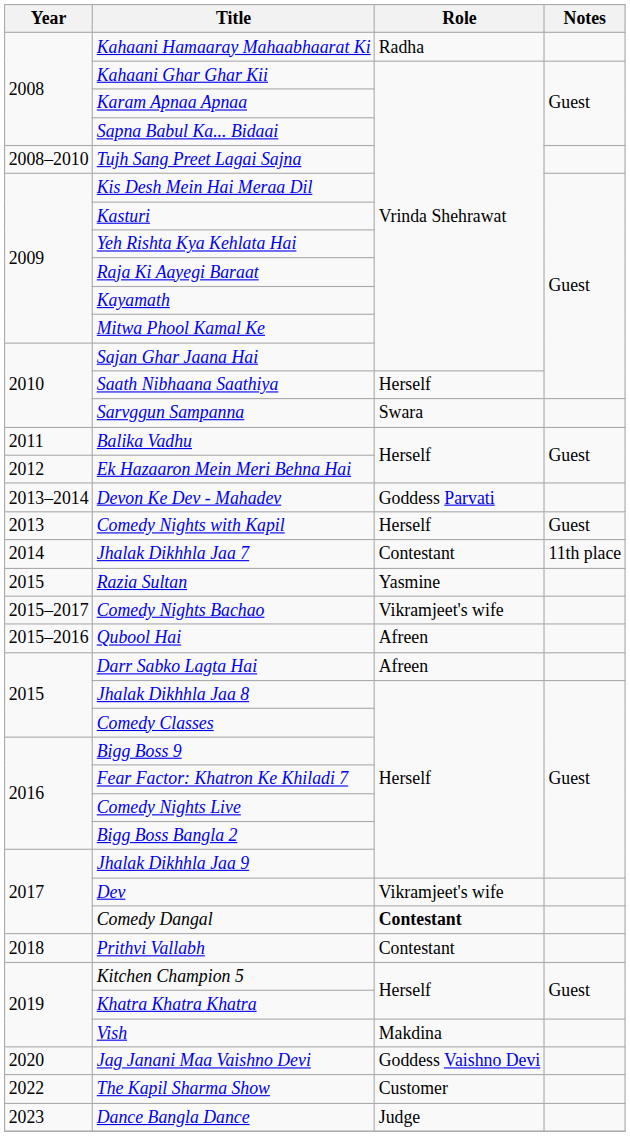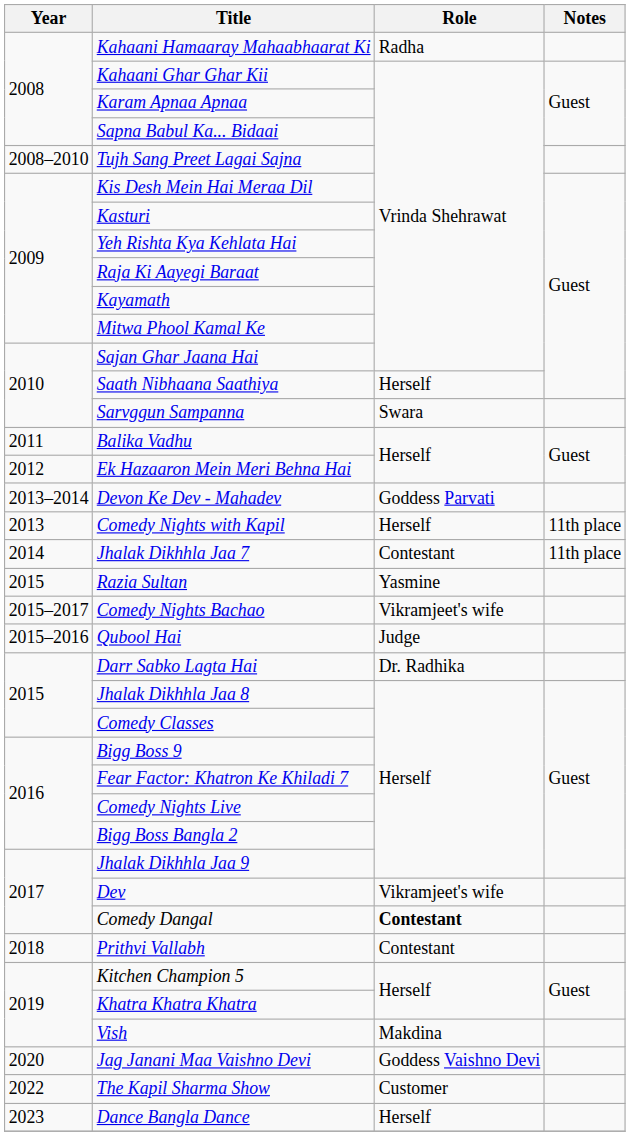(569, 525) Guest -> (585, 525) 11th place
(403, 638) Afreen -> (399, 638) Judge
(403, 666) Afreen -> (422, 666) Dr. Radhika
(399, 1117) Judge -> (405, 1117) Herself
